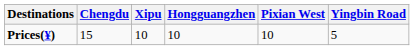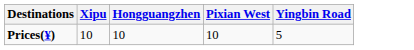- column: (104, 14)
